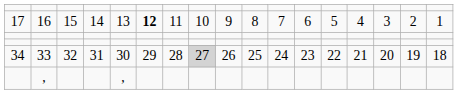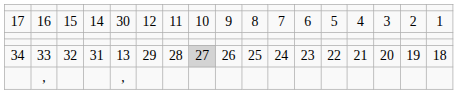(123, 21) 13 -> (123, 21) 30
(149, 21) bold -> (149, 21) normal
(123, 56) 30 -> (123, 56) 13
